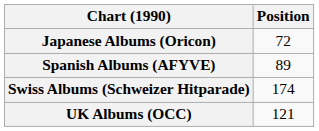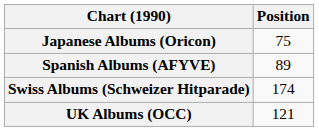(283, 41) 72 -> (283, 41) 75
